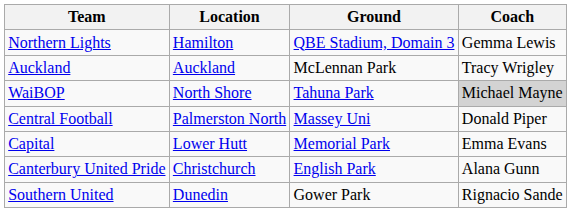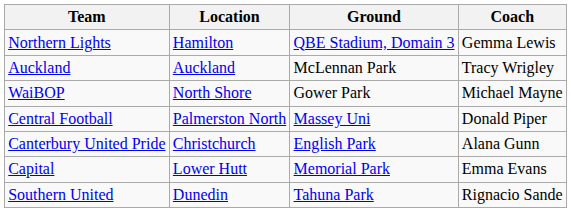(334, 93) Tahuna Park -> (332, 93) Gower Park
(512, 93) lightgrey background -> (512, 93) no background
rows swapped: (31, 144) <-> (87, 169)
(332, 194) Gower Park -> (334, 194) Tahuna Park
